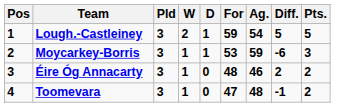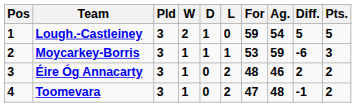+ column: (231, 14)
